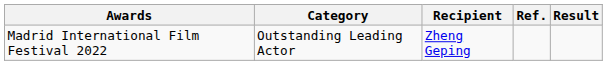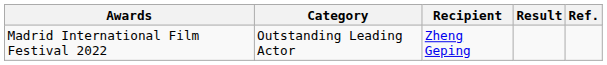columns swapped: (576, 15) <-> (532, 15)
